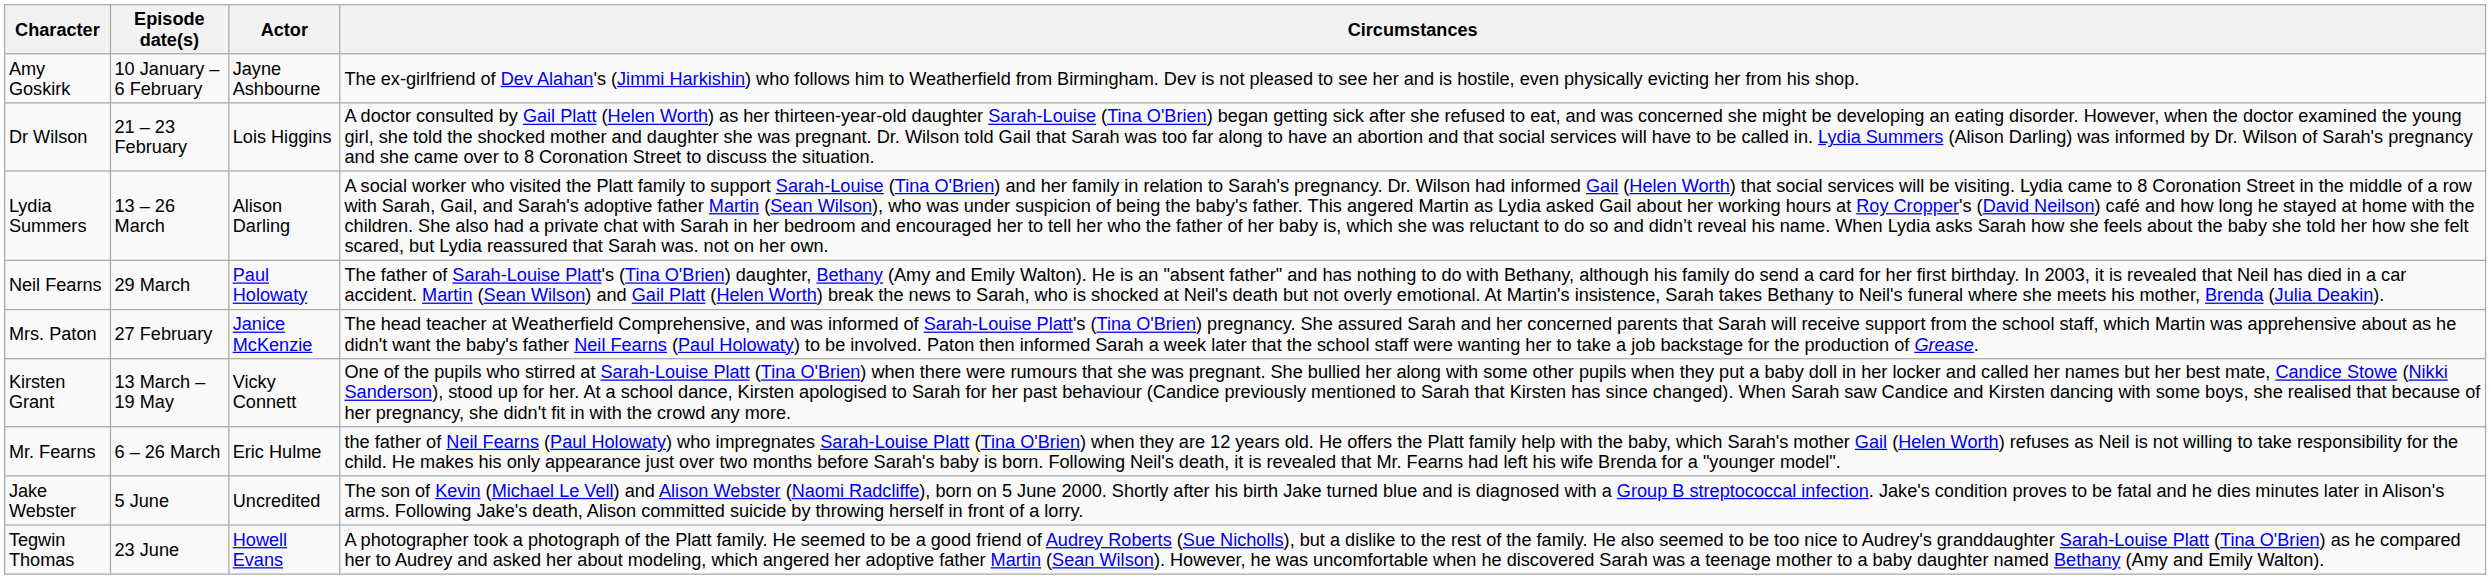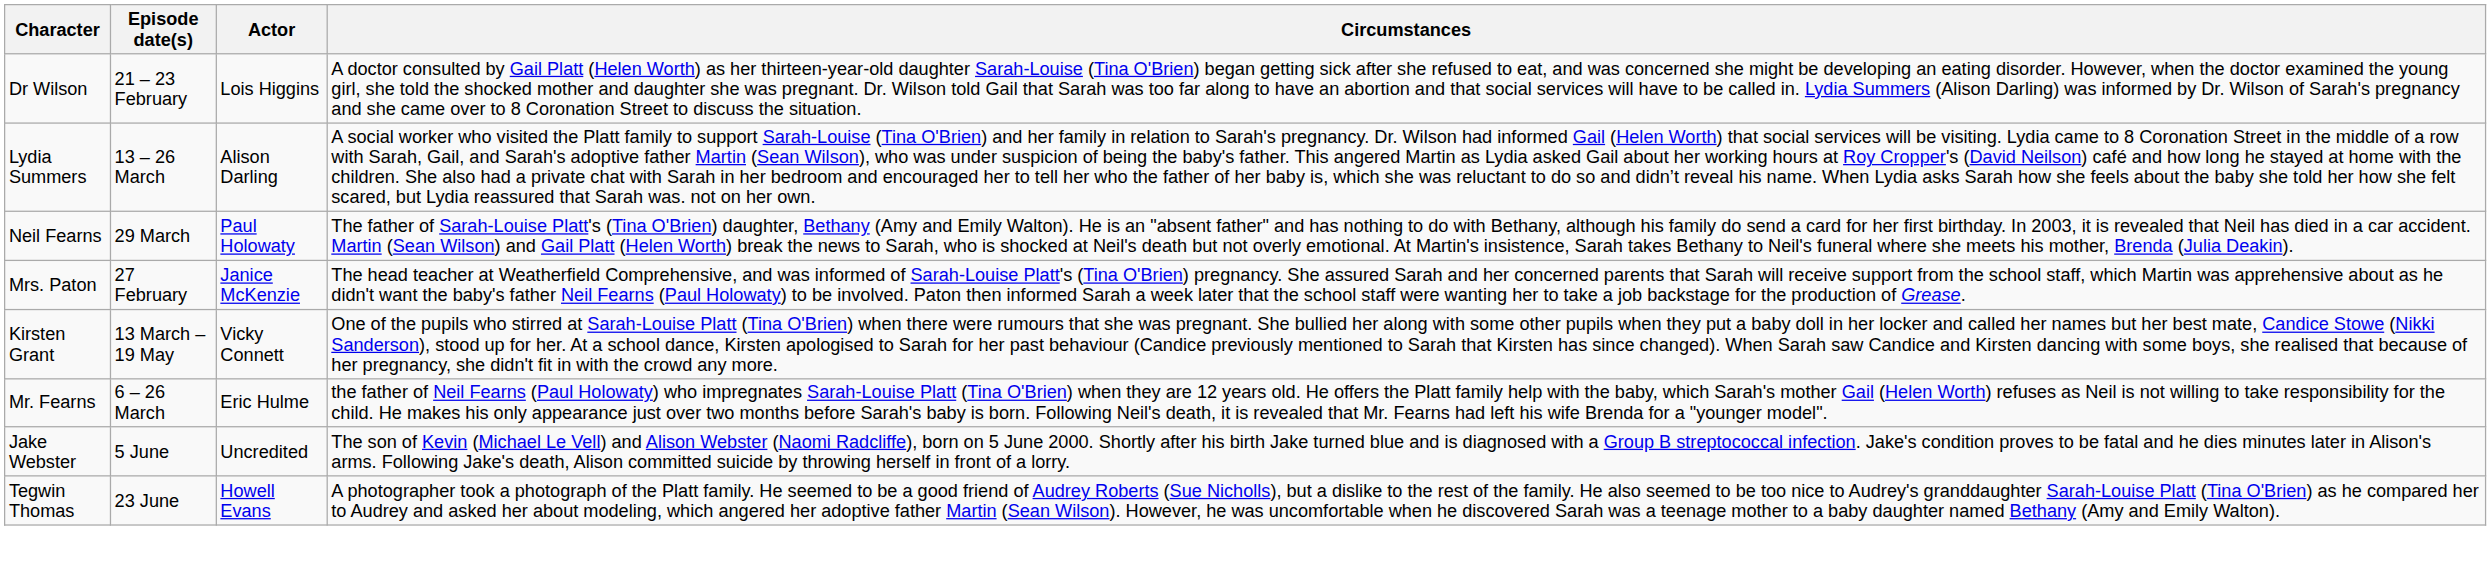- row: (40, 78)
